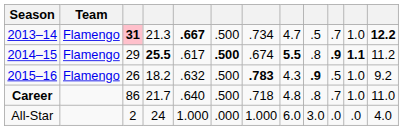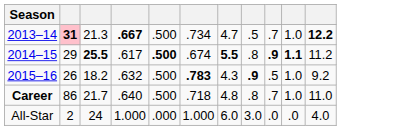- column: (91, 15)
